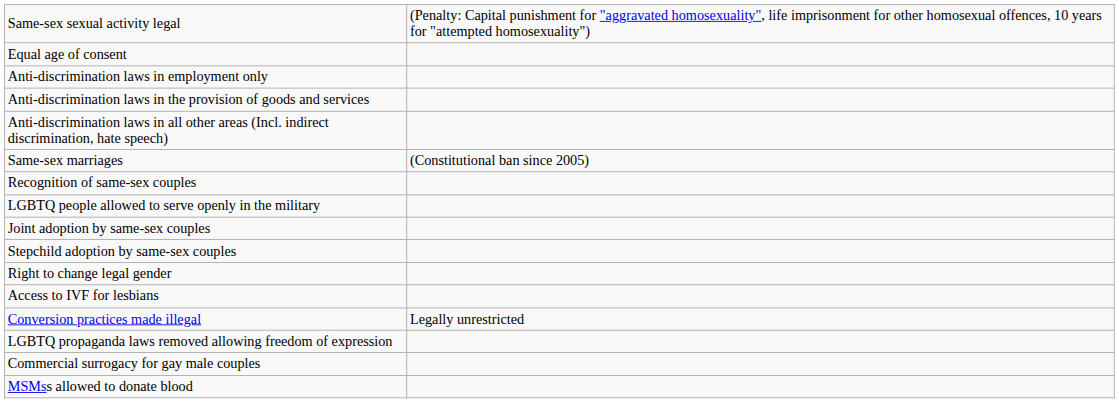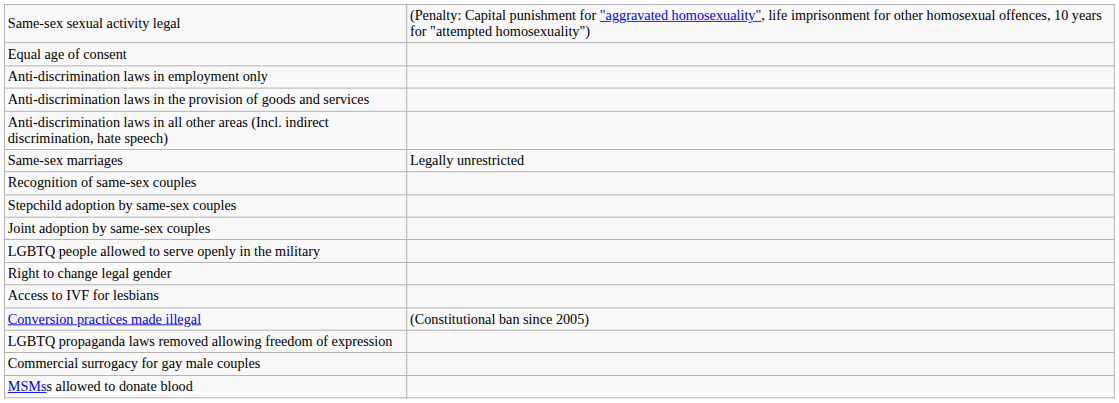(500, 160) (Constitutional ban since 2005) -> (467, 160) Legally unrestricted
rows swapped: (122, 251) <-> (164, 205)
(467, 318) Legally unrestricted -> (500, 318) (Constitutional ban since 2005)
